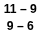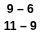rows swapped: (20, 9) <-> (20, 25)
